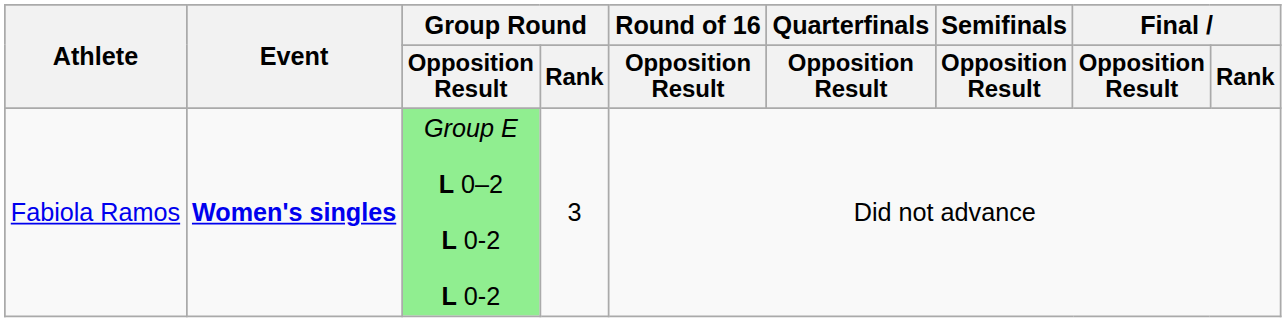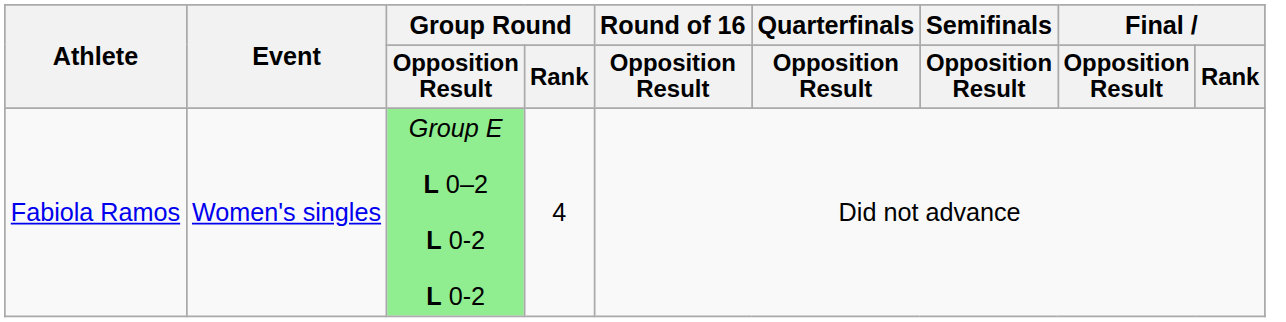(294, 213) bold -> (287, 213) normal
(574, 213) 3 -> (559, 213) 4
